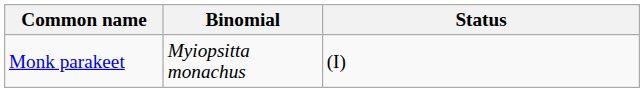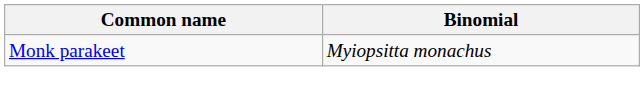- column: (481, 19)
